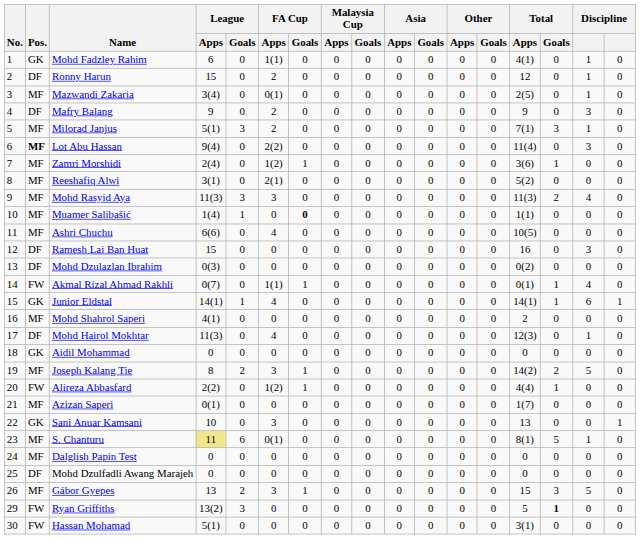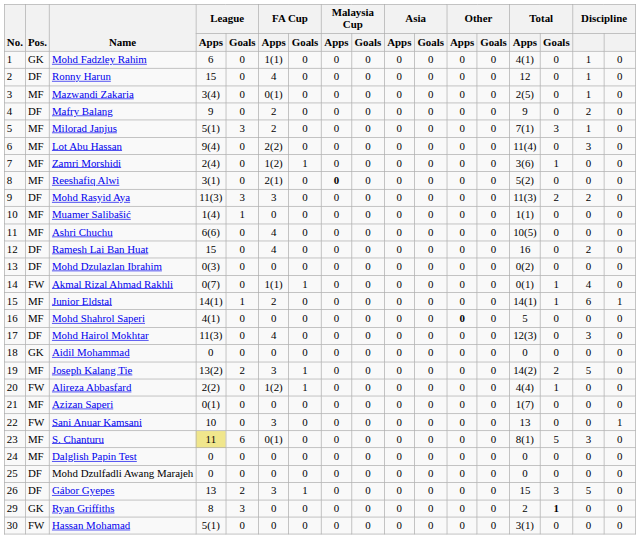(274, 77) 2 -> (274, 77) 4
(588, 111) 3 -> (588, 111) 2
(36, 146) bold -> (36, 146) normal
(336, 180) normal -> (336, 180) bold
(36, 197) MF -> (35, 197) DF
(588, 197) 4 -> (588, 197) 2
(305, 215) bold -> (305, 215) normal
(274, 249) 0 -> (274, 249) 4
(588, 249) 3 -> (588, 249) 2
(36, 301) GK -> (36, 301) MF
(274, 301) 4 -> (274, 301) 2
(462, 318) normal -> (462, 318) bold
(525, 318) 2 -> (525, 318) 5
(588, 335) 1 -> (588, 335) 3
(211, 370) 8 -> (211, 370) 13(2)
(36, 422) GK -> (36, 422) FW
(588, 439) 1 -> (588, 439) 3
(36, 491) MF -> (35, 491) DF
(36, 508) FW -> (36, 508) GK
(211, 508) 13(2) -> (211, 508) 8
(525, 508) 5 -> (525, 508) 2
